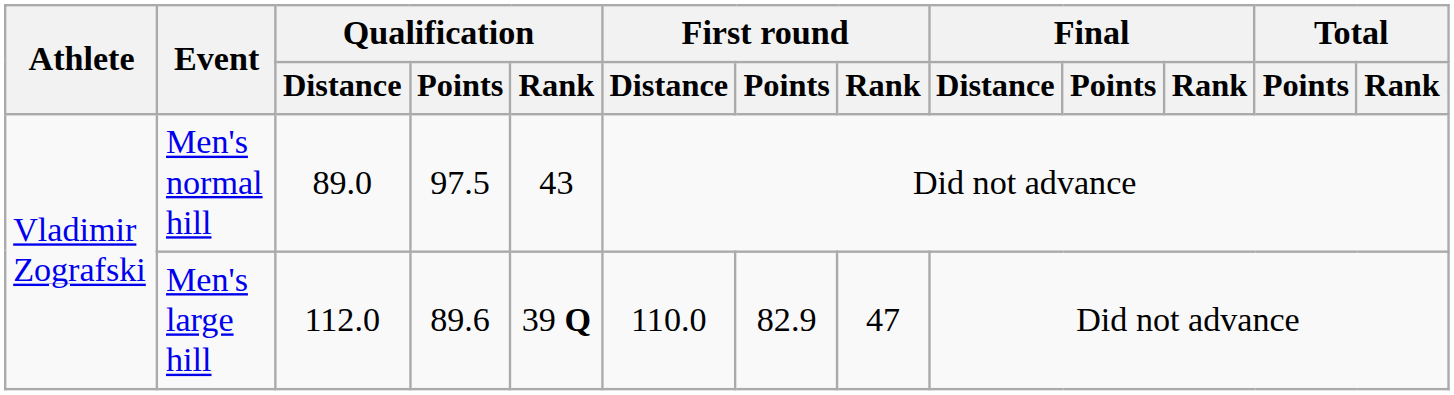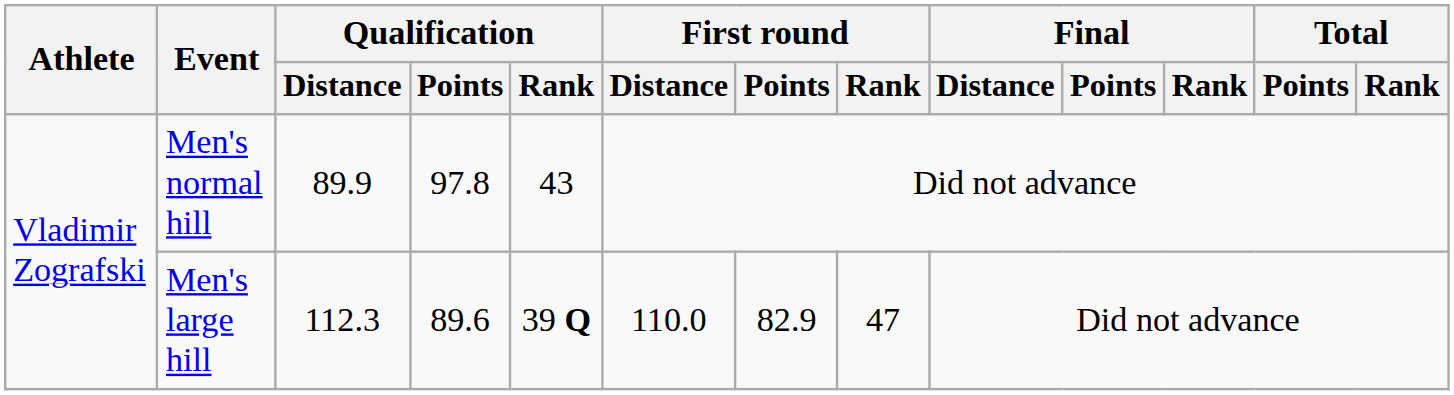(342, 182) 89.0 -> (342, 182) 89.9
(460, 182) 97.5 -> (460, 182) 97.8
(342, 319) 112.0 -> (342, 319) 112.3
